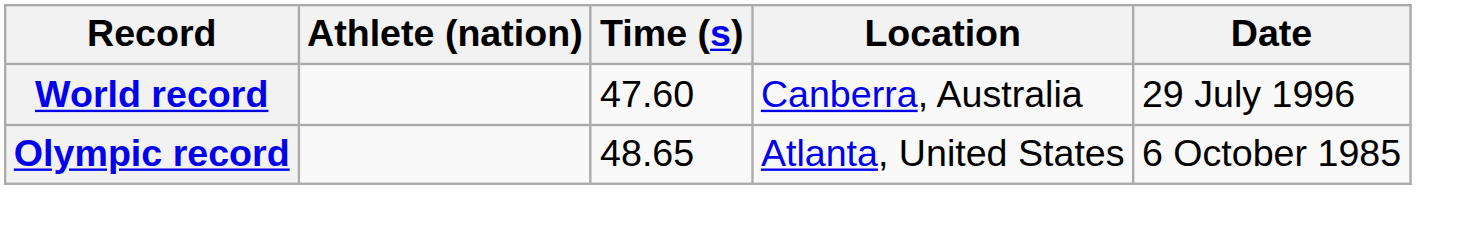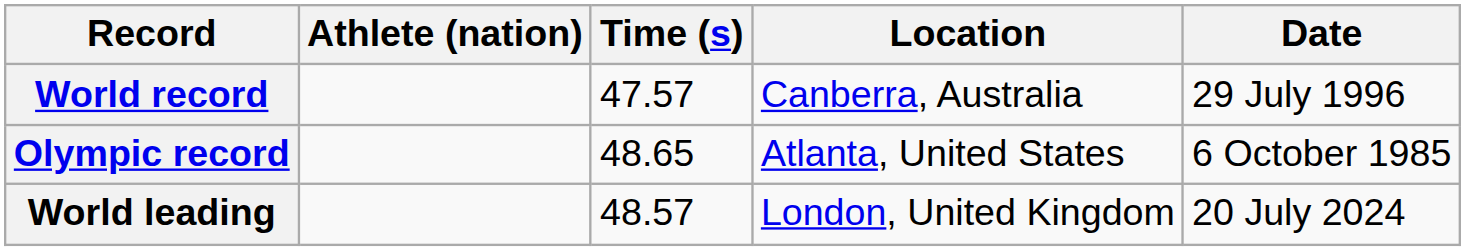(647, 93) 47.60 -> (647, 93) 47.57
+ row: (152, 213)
